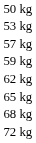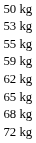+ row: (18, 43)
- row: (18, 43)
